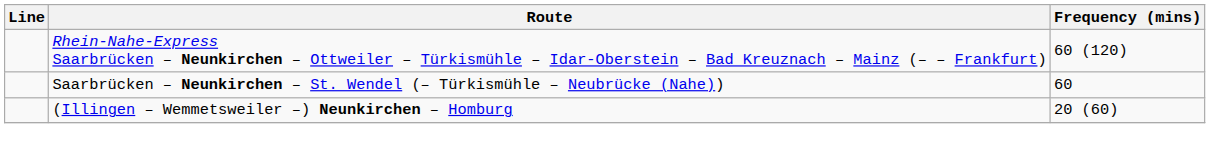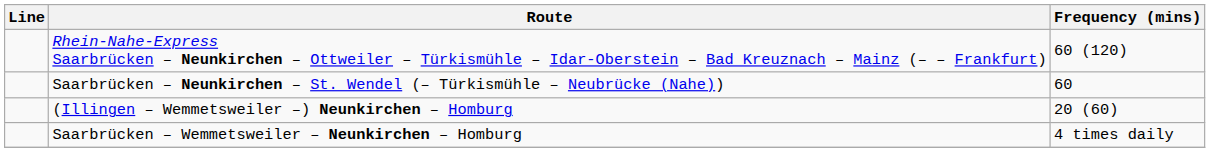+ row: (287, 135)
